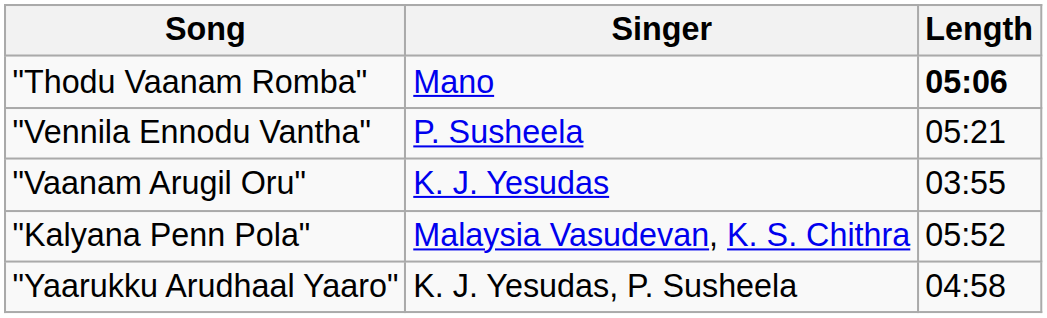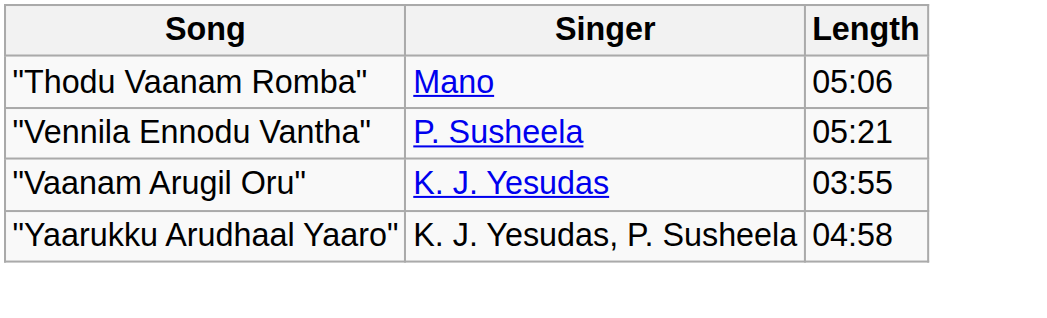(967, 81) bold -> (853, 81) normal
- row: (161, 235)
